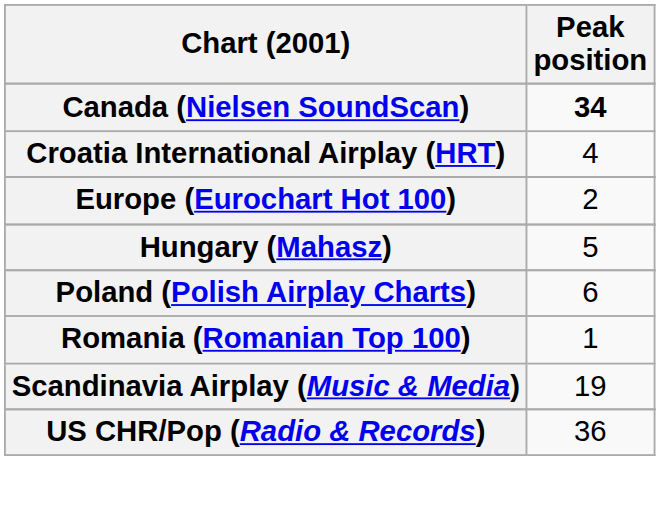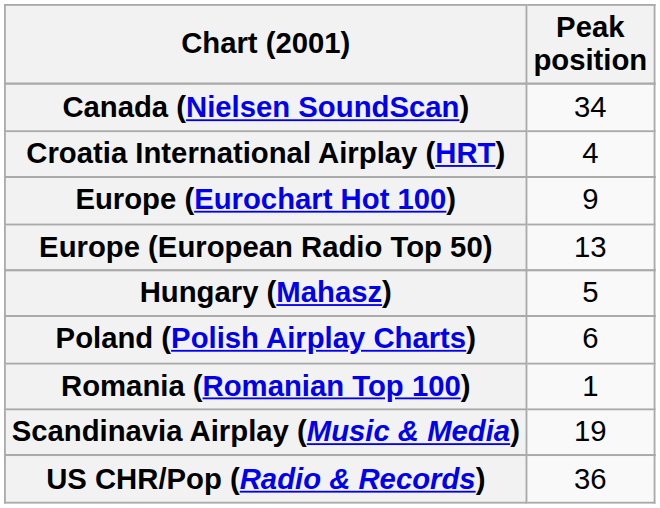(590, 107) bold -> (590, 107) normal
(590, 199) 2 -> (590, 199) 9
+ row: (266, 246)
